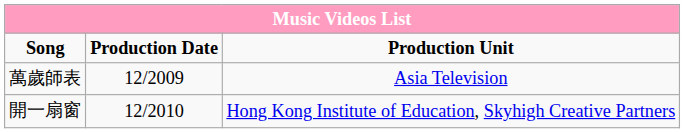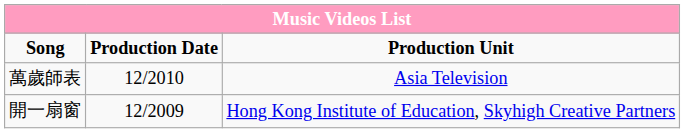(154, 78) 12/2009 -> (154, 78) 12/2010
(154, 110) 12/2010 -> (154, 110) 12/2009
